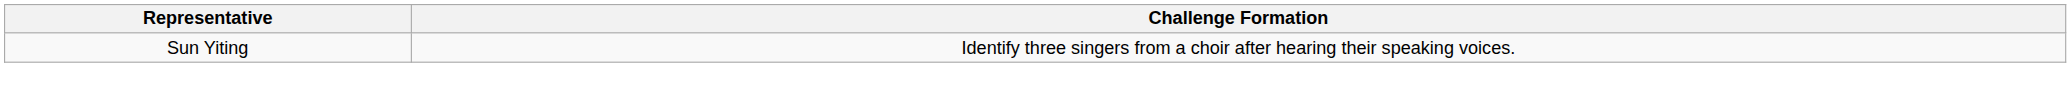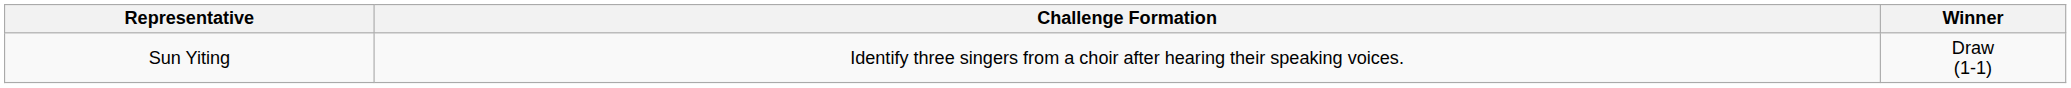+ column: (1973, 18)
